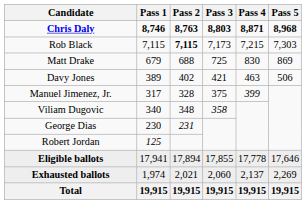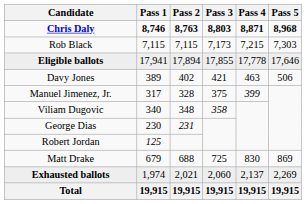(186, 45) bold -> (186, 45) normal
rows swapped: (71, 61) <-> (71, 158)
